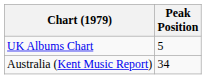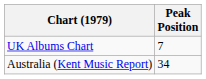(161, 45) 5 -> (161, 45) 7
